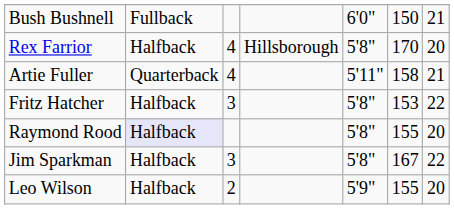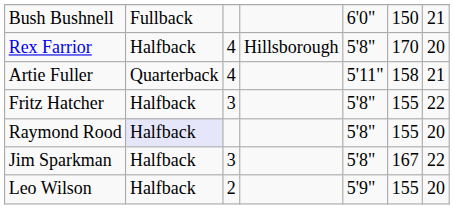(405, 103) 153 -> (405, 103) 155
